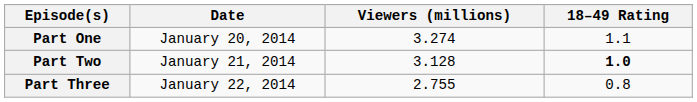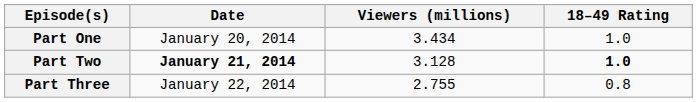(434, 39) 3.274 -> (434, 39) 3.434
(618, 39) 1.1 -> (618, 39) 1.0
(228, 62) normal -> (228, 62) bold
